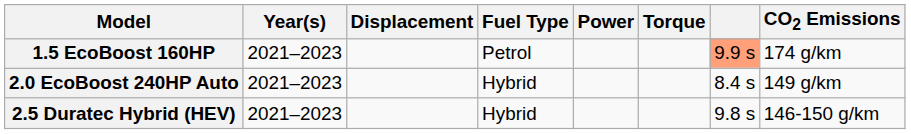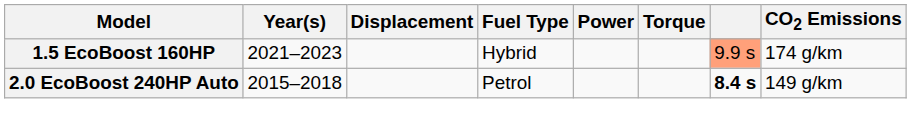(507, 53) Petrol -> (509, 53) Hybrid
(295, 83) 2021–2023 -> (295, 83) 2015–2018
(509, 83) Hybrid -> (507, 83) Petrol
(735, 83) normal -> (735, 83) bold
- row: (124, 113)
